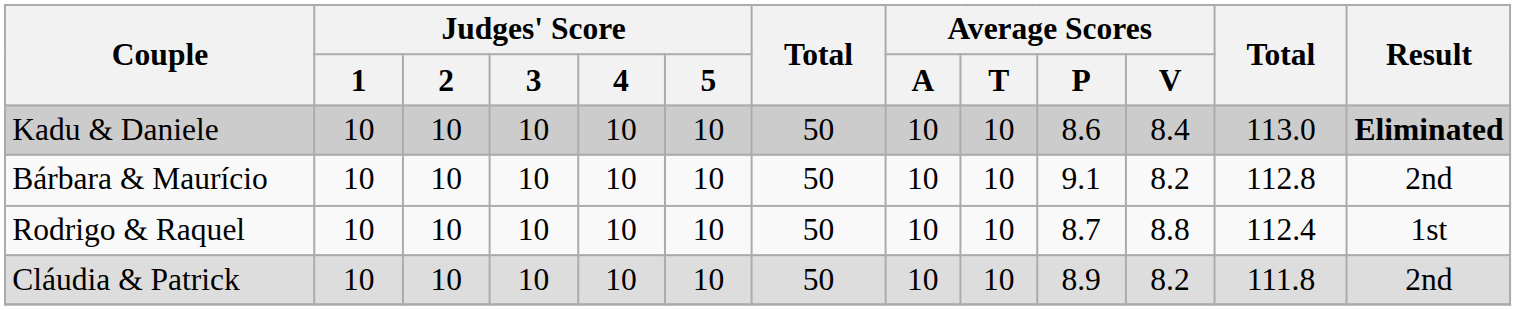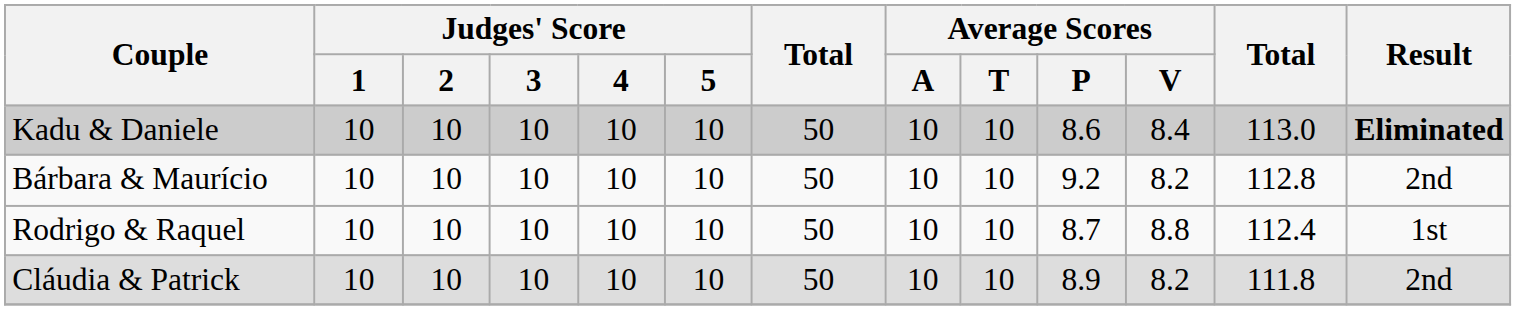(1081, 179) 9.1 -> (1081, 179) 9.2
